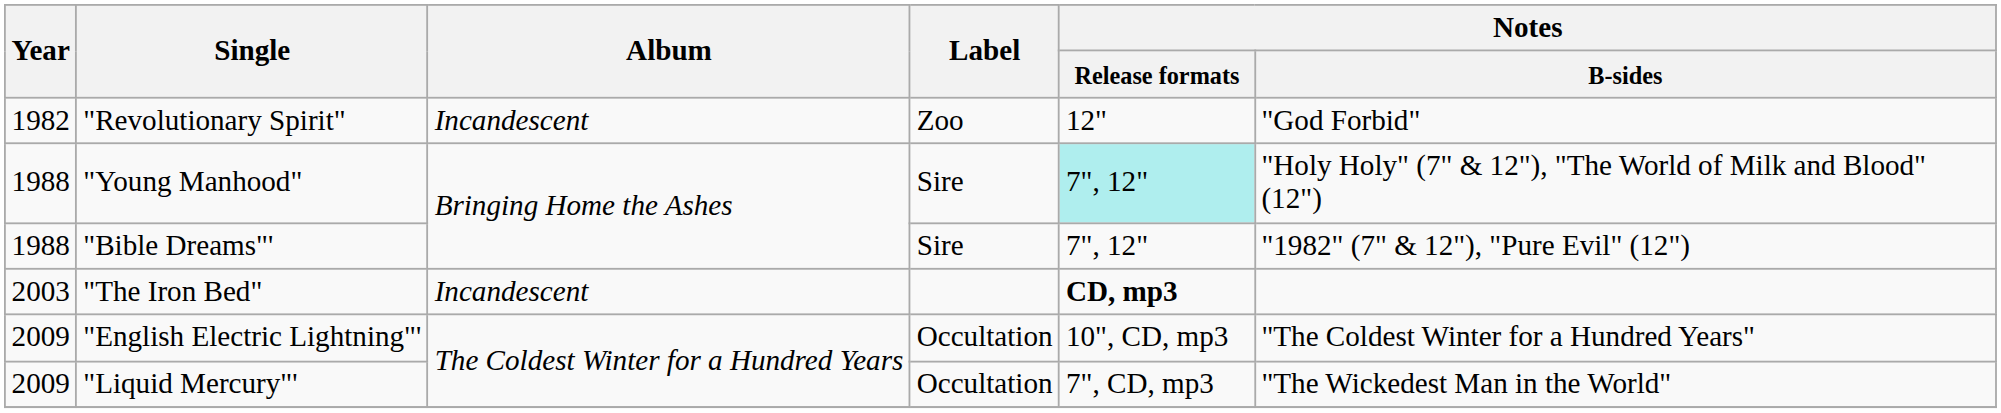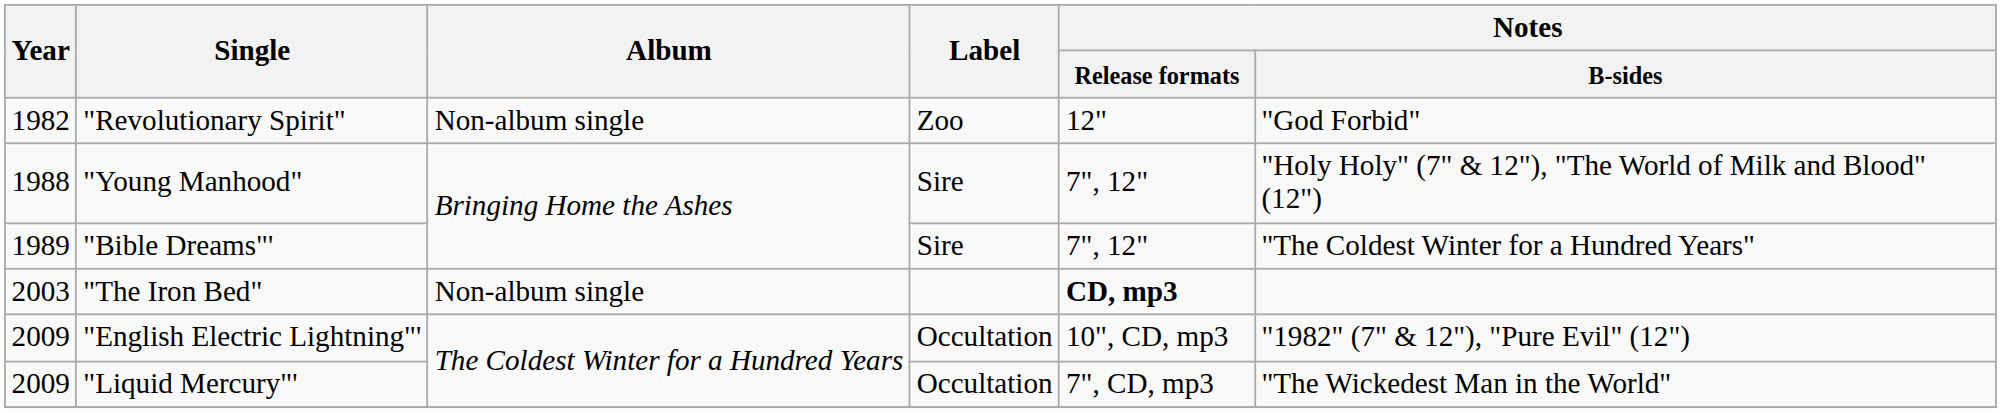(511, 119) Incandescent -> (539, 119) Non-album single
(1107, 182) paleturquoise background -> (1107, 182) no background
(41, 245) 1988 -> (41, 245) 1989
(1476, 245) "1982" (7" & 12"), "Pure Evil" (12") -> (1508, 245) "The Coldest Winter for a Hundred Years"
(511, 291) Incandescent -> (539, 291) Non-album single
(1508, 337) "The Coldest Winter for a Hundred Years" -> (1476, 337) "1982" (7" & 12"), "Pure Evil" (12")
